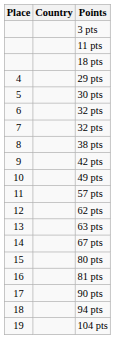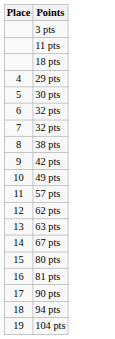- column: (54, 12)
